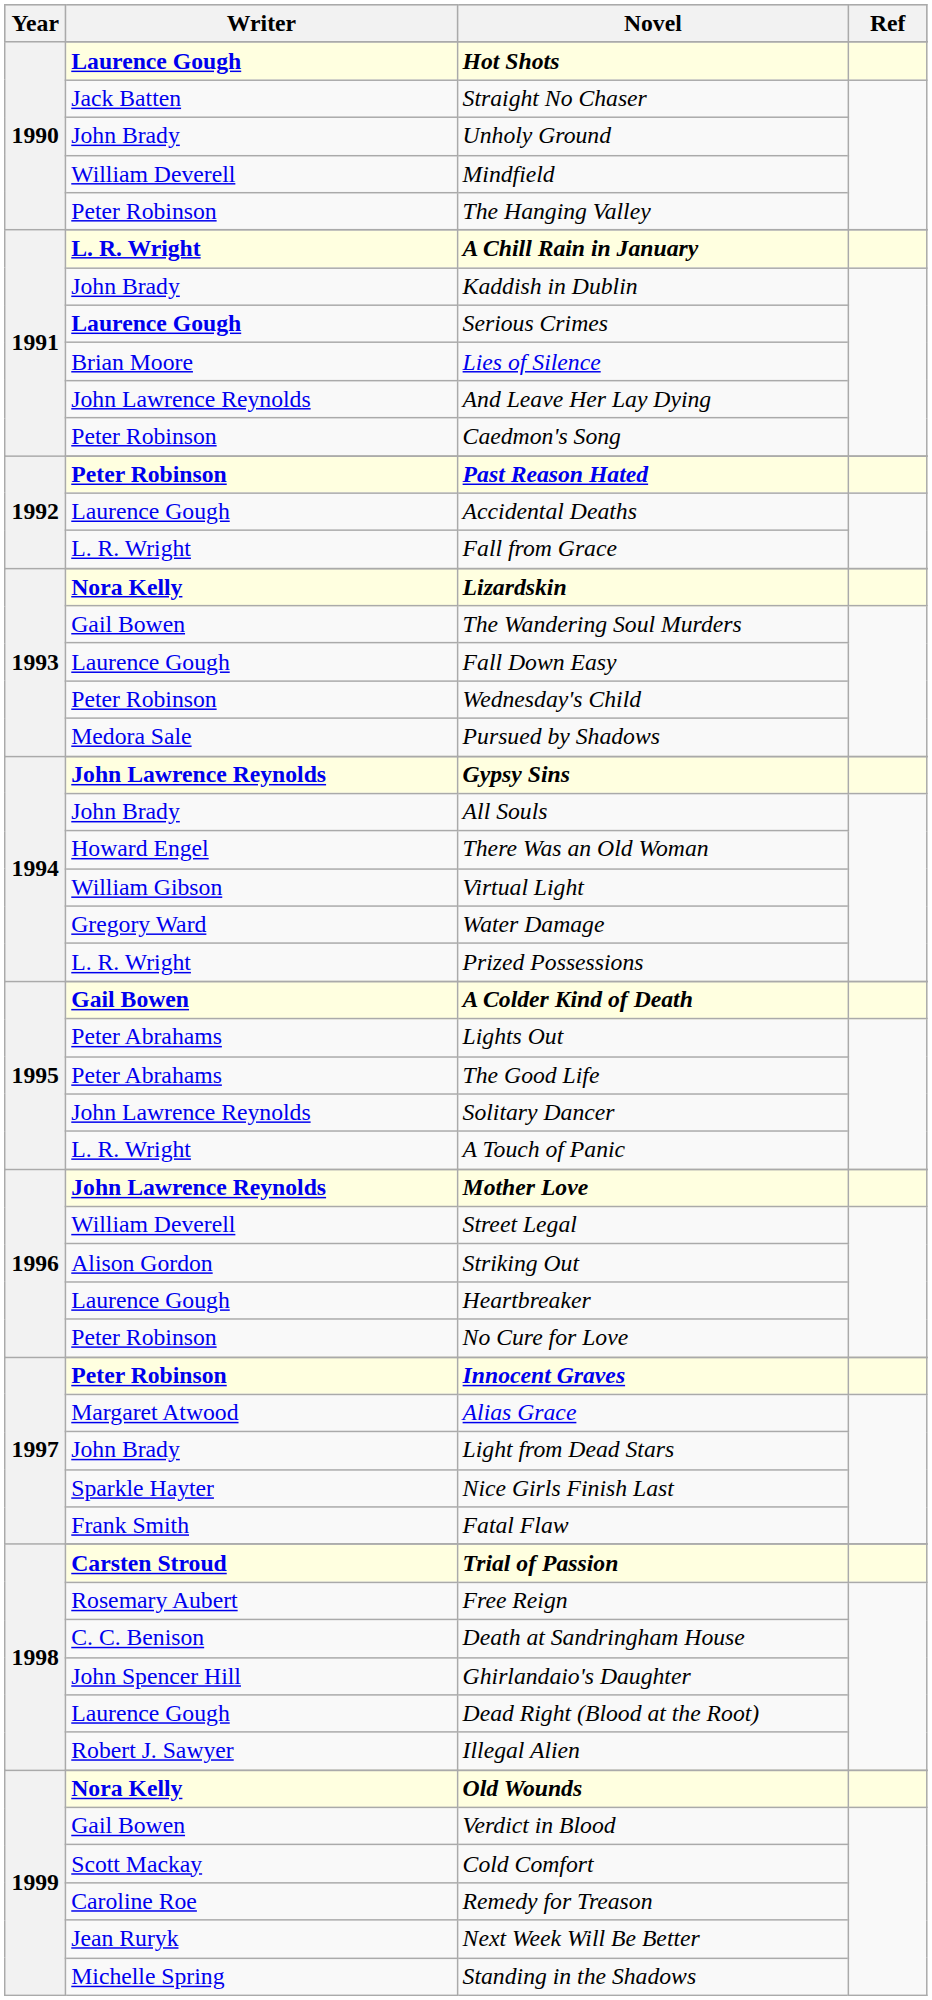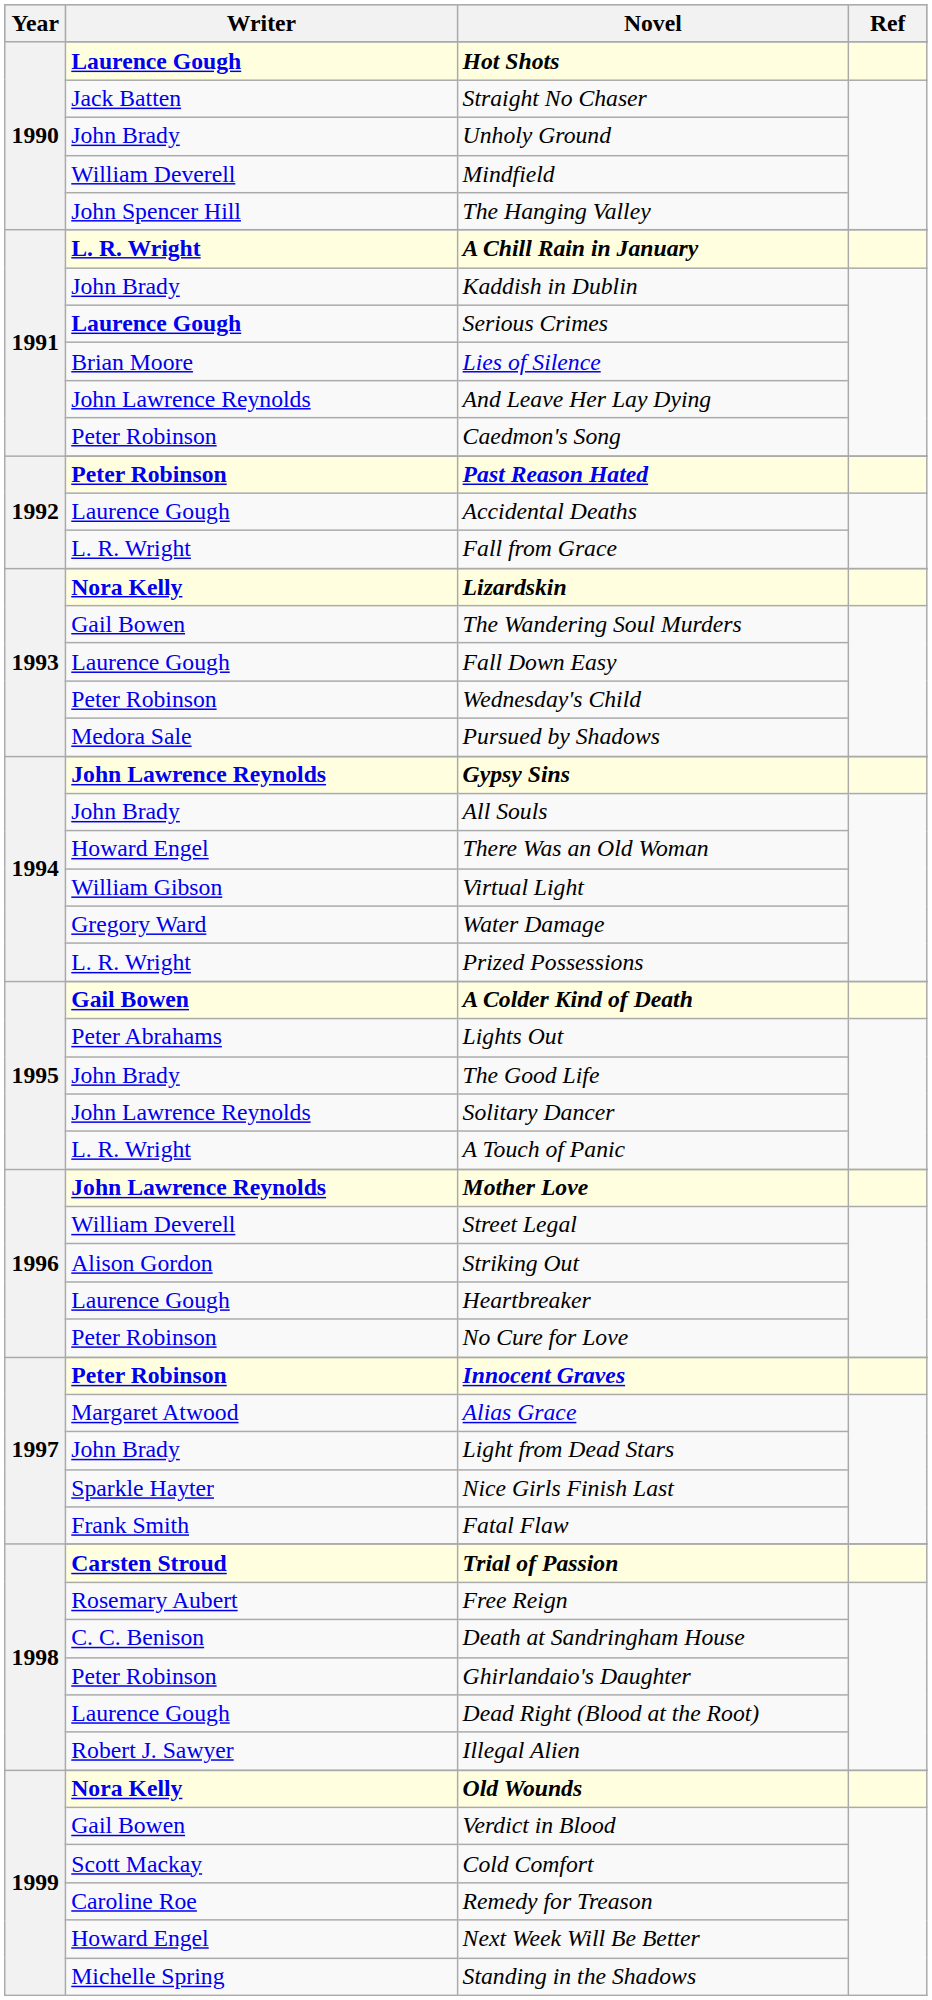(144, 211) Peter Robinson -> (156, 211) John Spencer Hill
(147, 1074) Peter Abrahams -> (126, 1074) John Brady
(156, 1675) John Spencer Hill -> (144, 1675) Peter Robinson
(125, 1938) Jean Ruryk -> (140, 1938) Howard Engel
